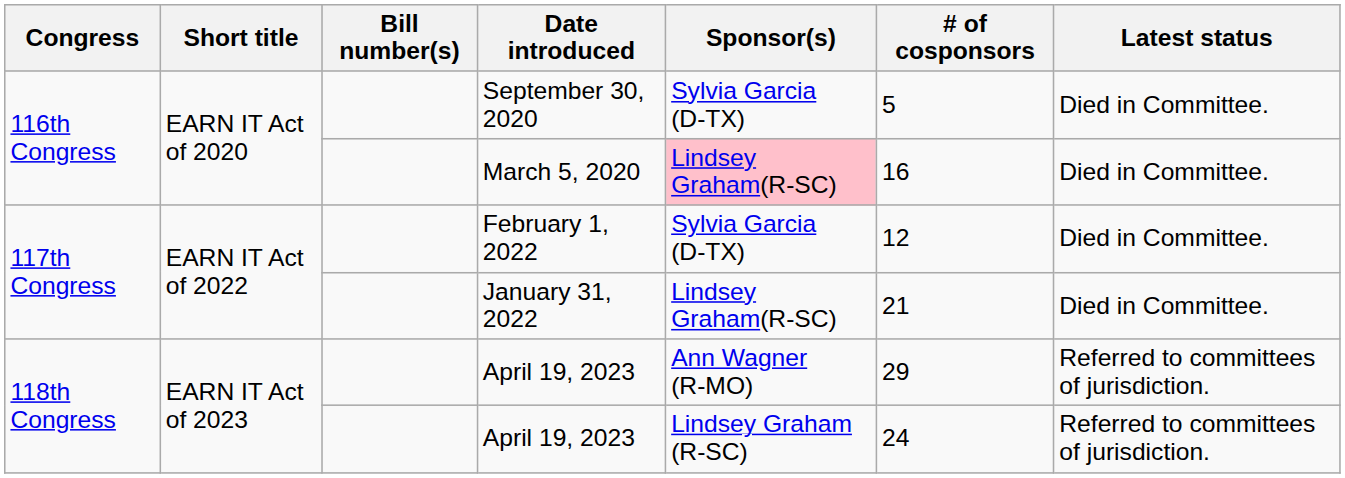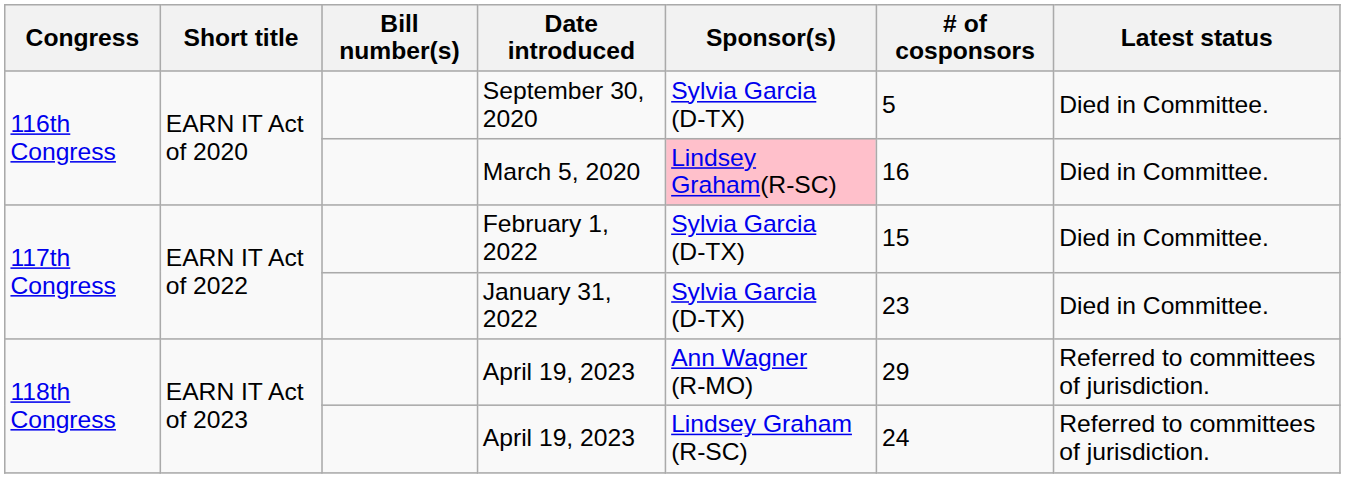(896, 238) 12 -> (896, 238) 15
(754, 305) Lindsey Graham(R-SC) -> (744, 305) Sylvia Garcia (D-TX)
(896, 305) 21 -> (896, 305) 23
